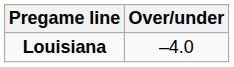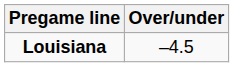(176, 47) –4.0 -> (176, 47) –4.5
